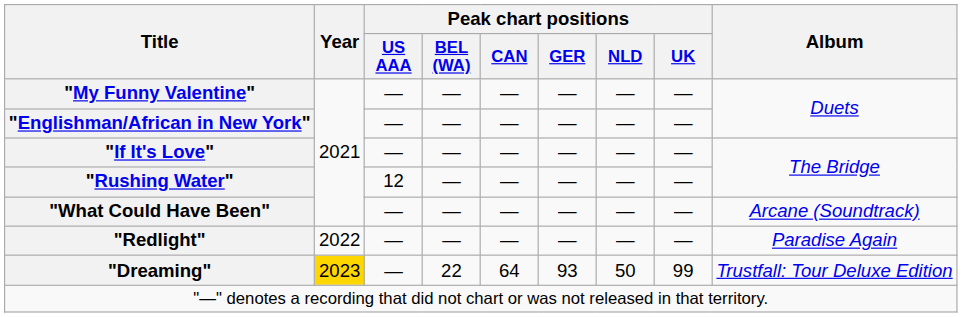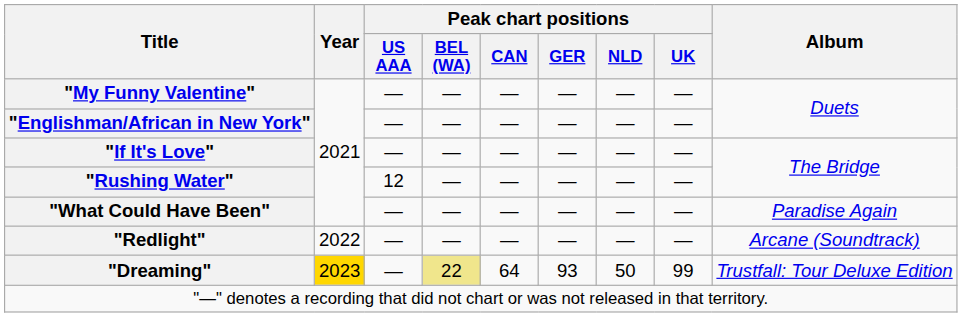(835, 211) Arcane (Soundtrack) -> (835, 211) Paradise Again
(835, 240) Paradise Again -> (835, 240) Arcane (Soundtrack)
(451, 270) no background -> (451, 270) khaki background
